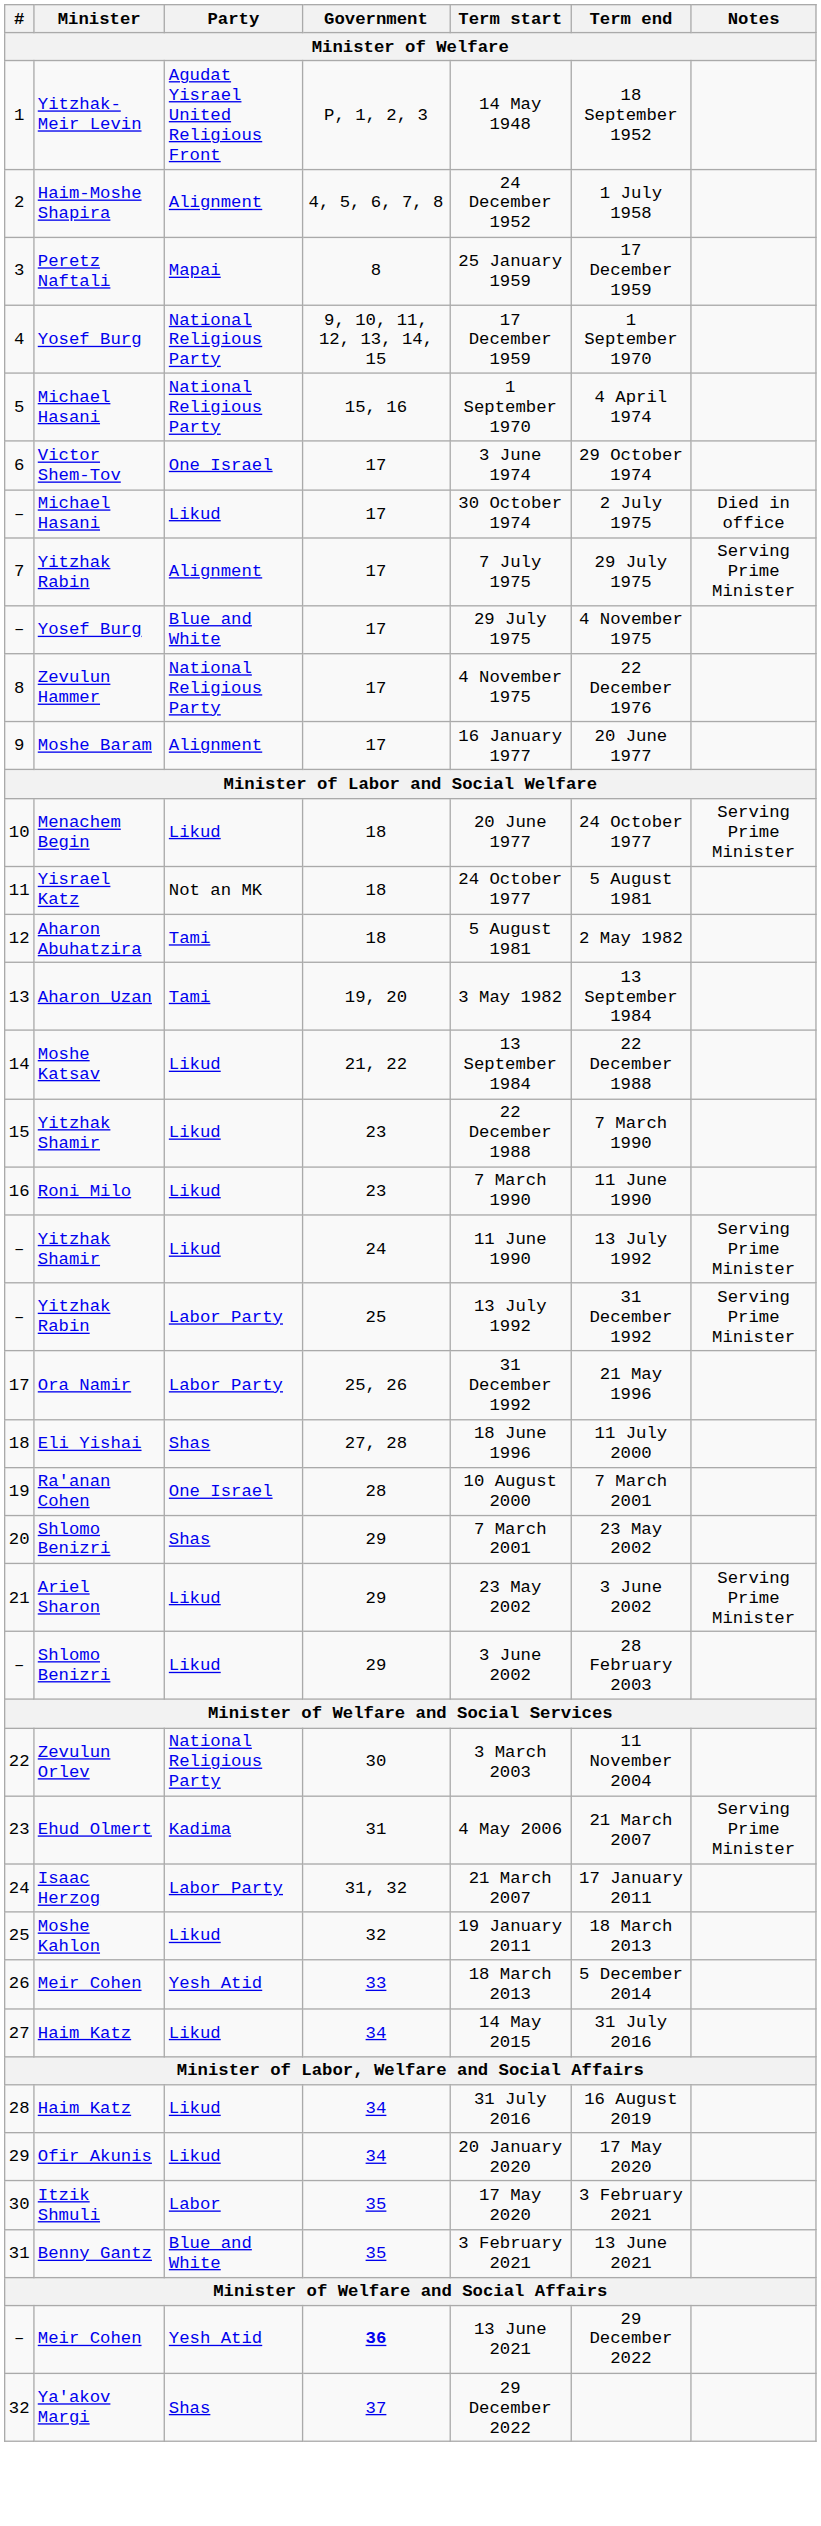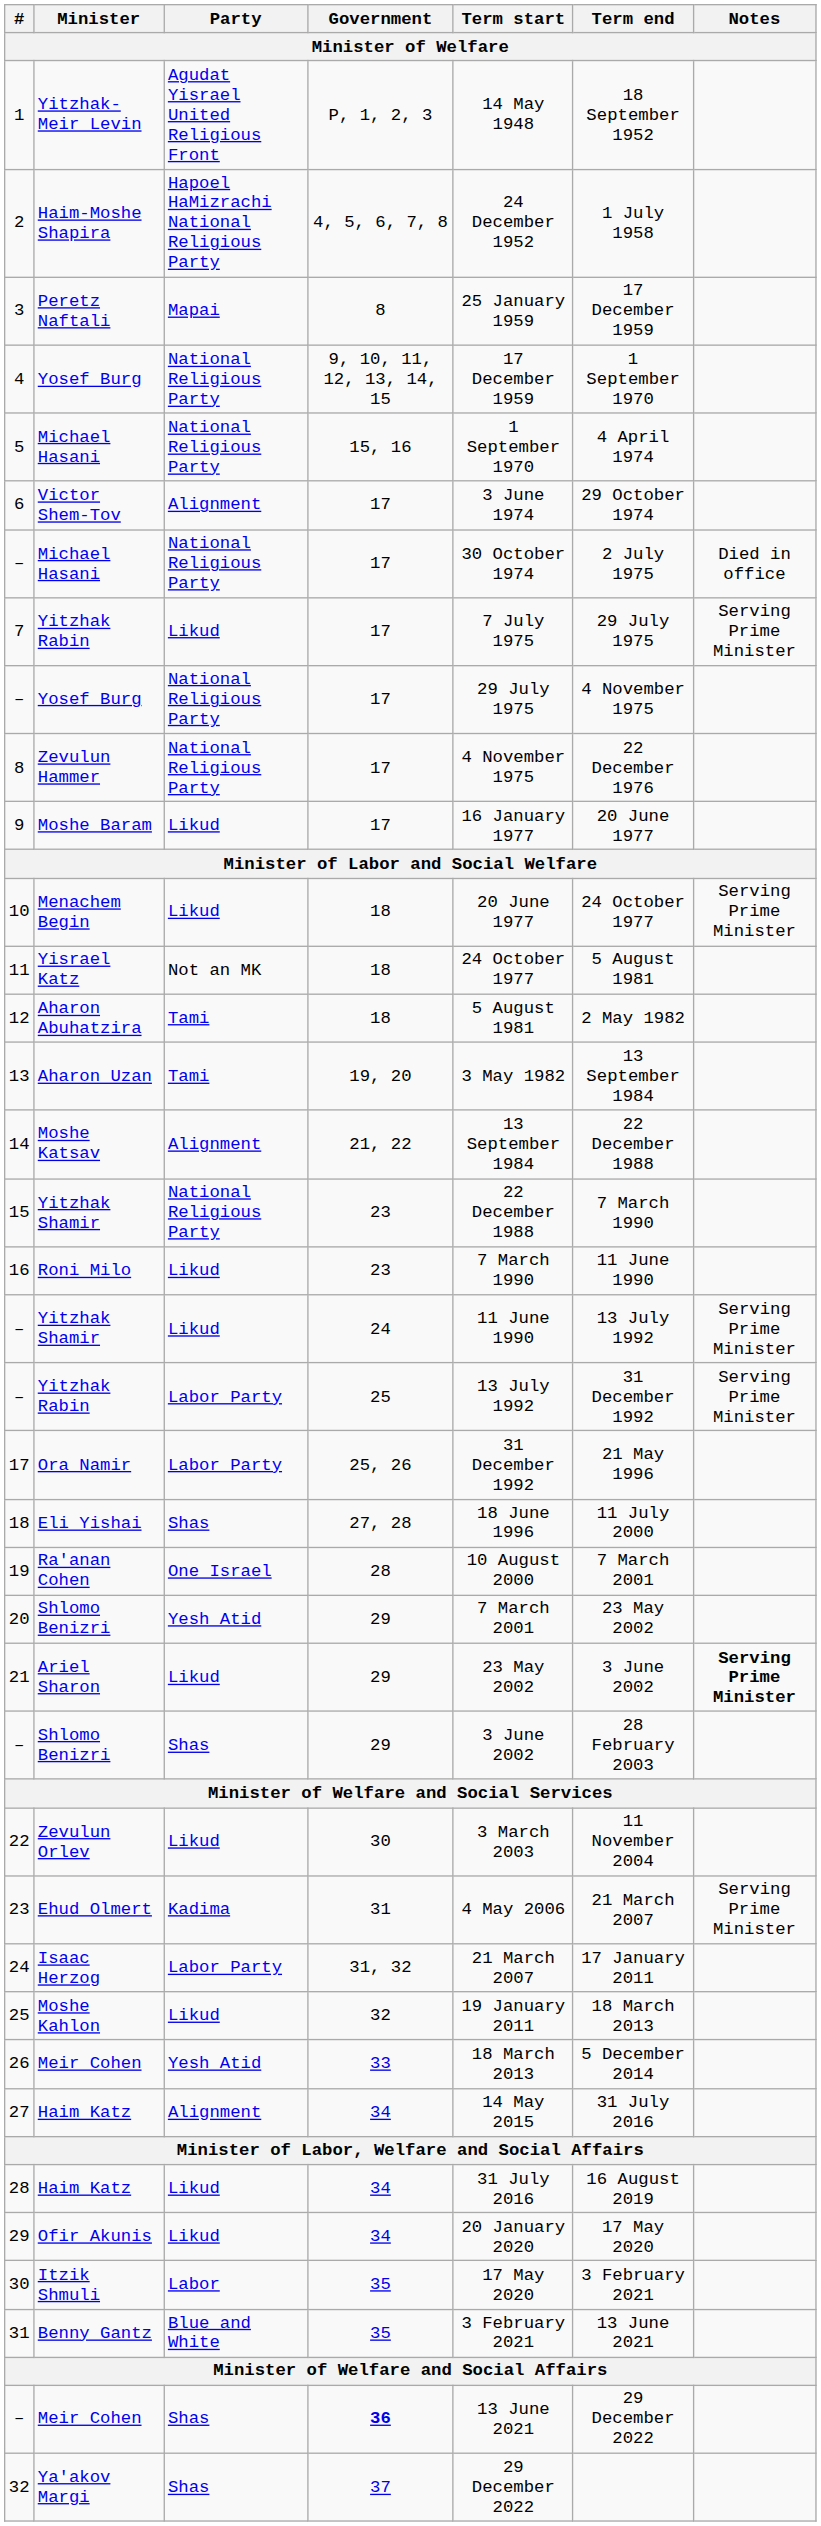(216, 203) Alignment -> (220, 223) Hapoel HaMizrachi National Religious Party
(221, 465) One Israel -> (215, 505) Alignment
(195, 514) Likud -> (215, 563) National Religious Party
(216, 572) Alignment -> (194, 631) Likud
(210, 630) Blue and White -> (215, 700) National Religious Party
(216, 746) Alignment -> (194, 826) Likud
(195, 1065) Likud -> (215, 1144) Alignment
(195, 1133) Likud -> (215, 1213) National Religious Party
(190, 1539) Shas -> (215, 1619) Yesh Atid
(754, 1598) normal -> (754, 1677) bold
(195, 1666) Likud -> (189, 1745) Shas
(216, 1762) National Religious Party -> (194, 1842) Likud
(195, 2032) Likud -> (215, 2112) Alignment
(216, 2339) Yesh Atid -> (189, 2419) Shas
